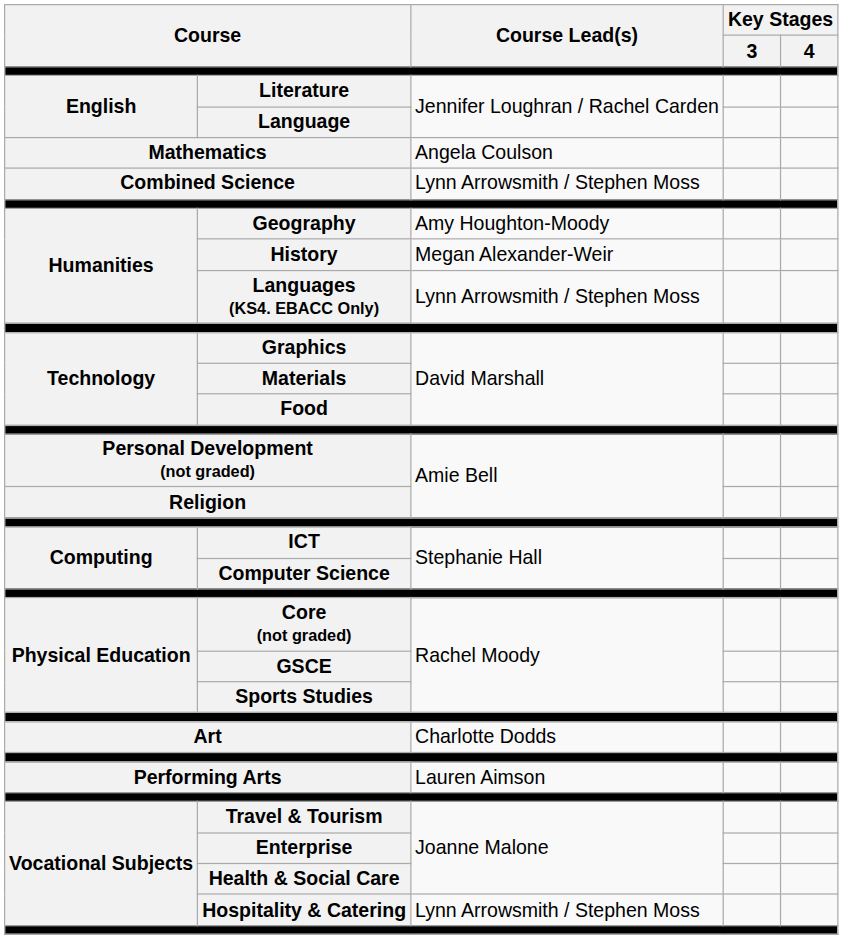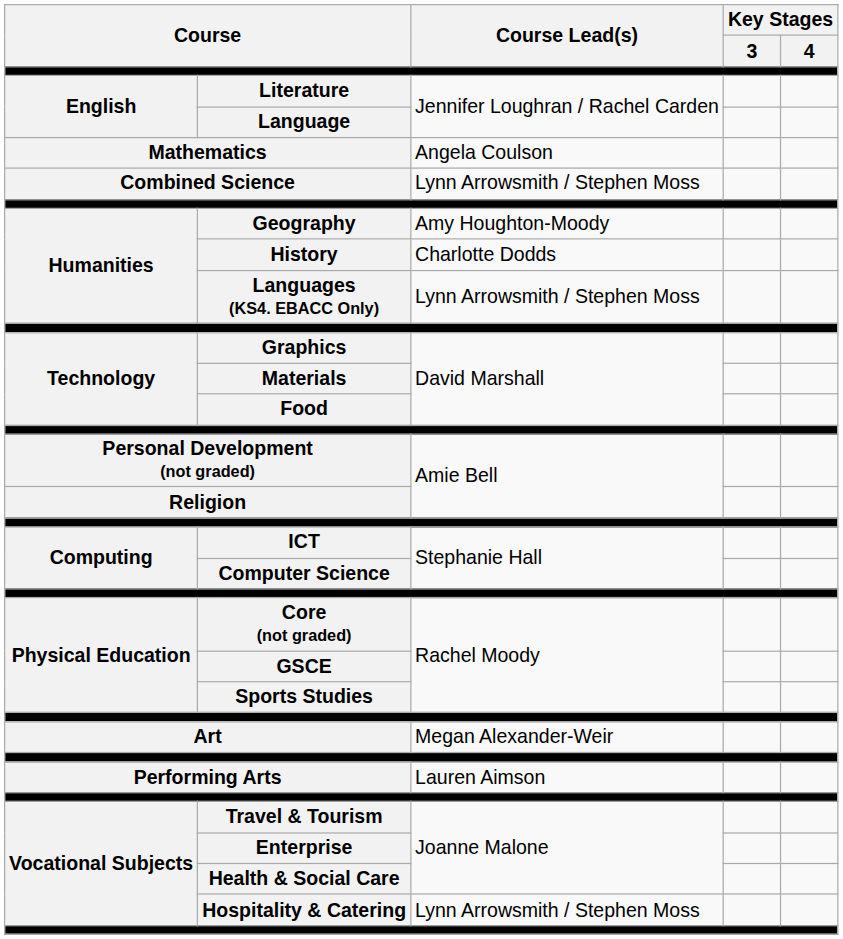(514, 254) Megan Alexander-Weir -> (486, 254) Charlotte Dodds
(486, 737) Charlotte Dodds -> (514, 737) Megan Alexander-Weir
